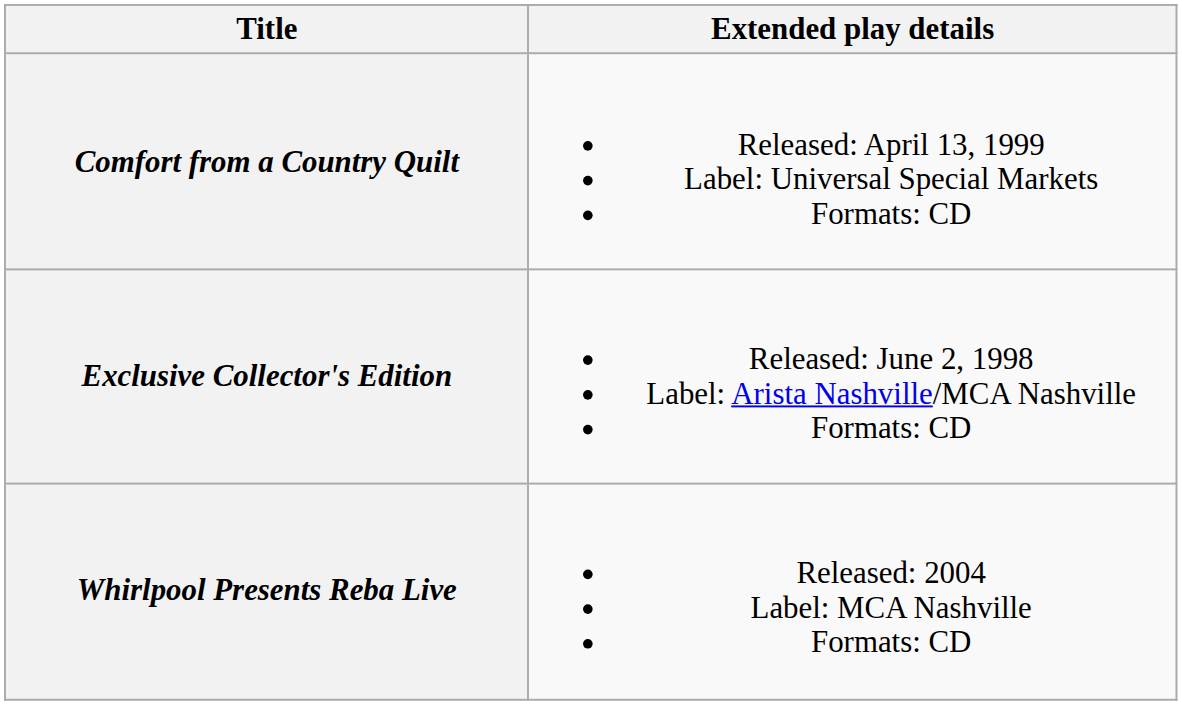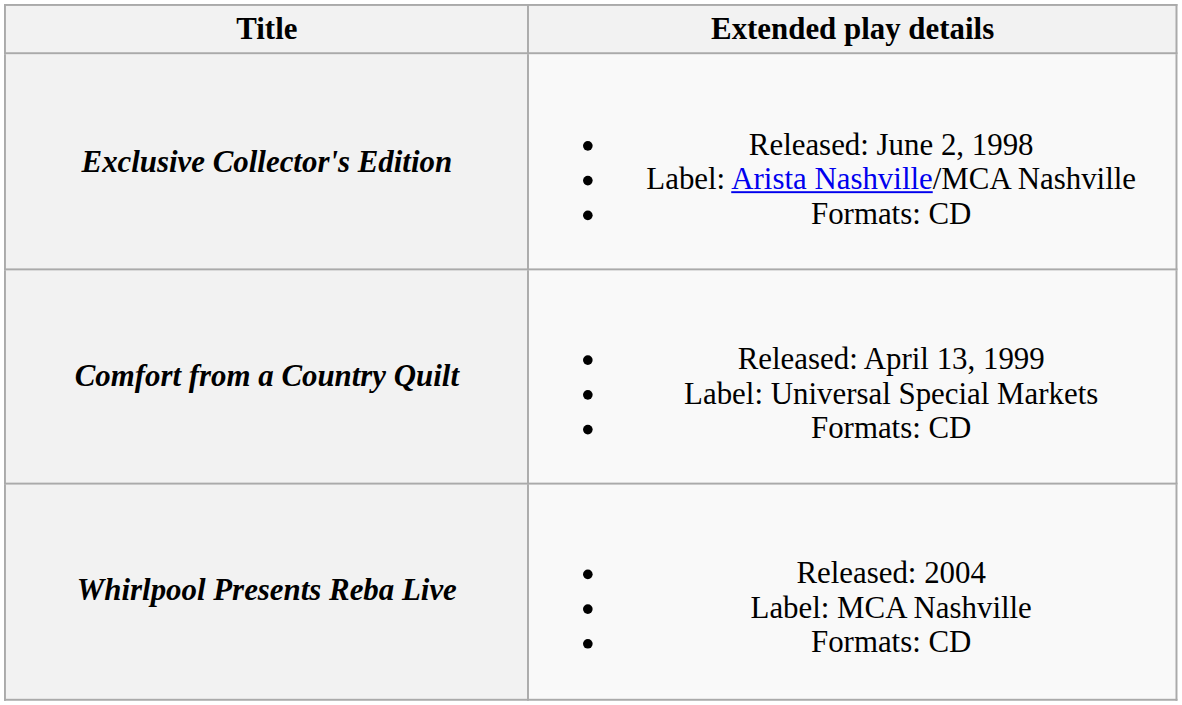rows swapped: (267, 375) <-> (267, 160)
